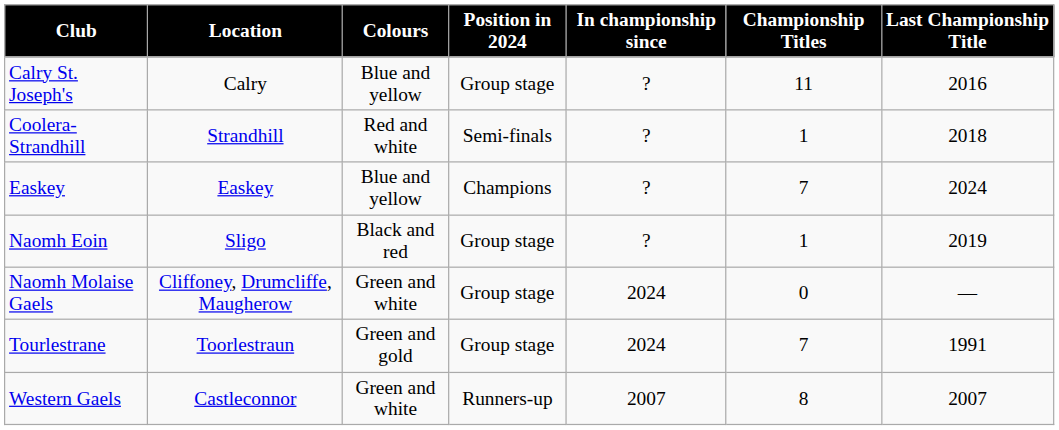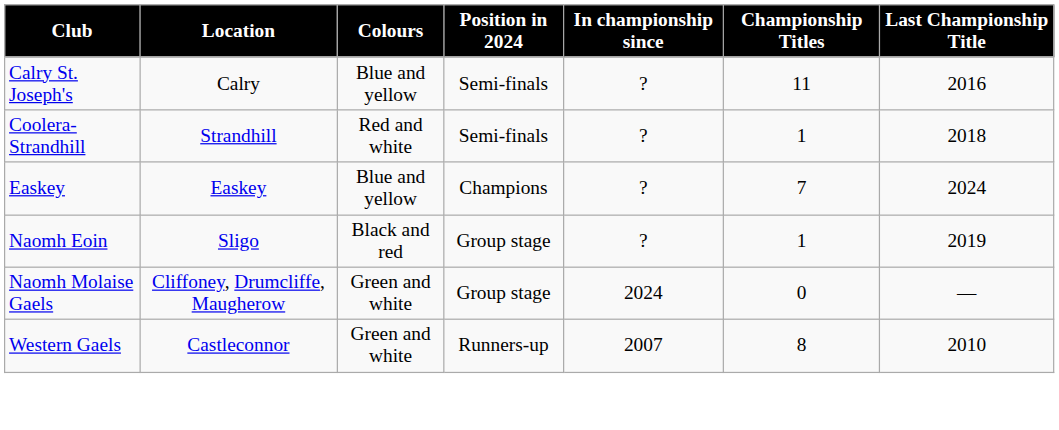(507, 83) Group stage -> (503, 83) Semi-finals
- row: (57, 345)
(968, 398) 2007 -> (967, 345) 2010
